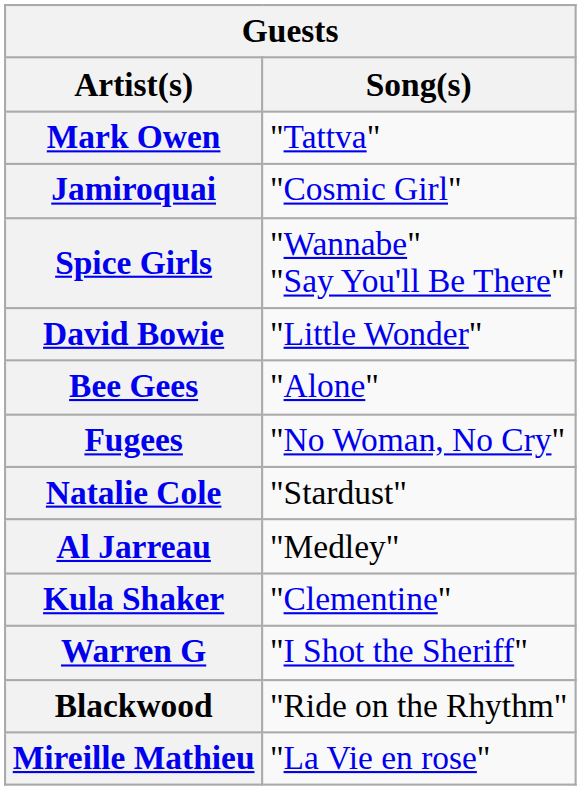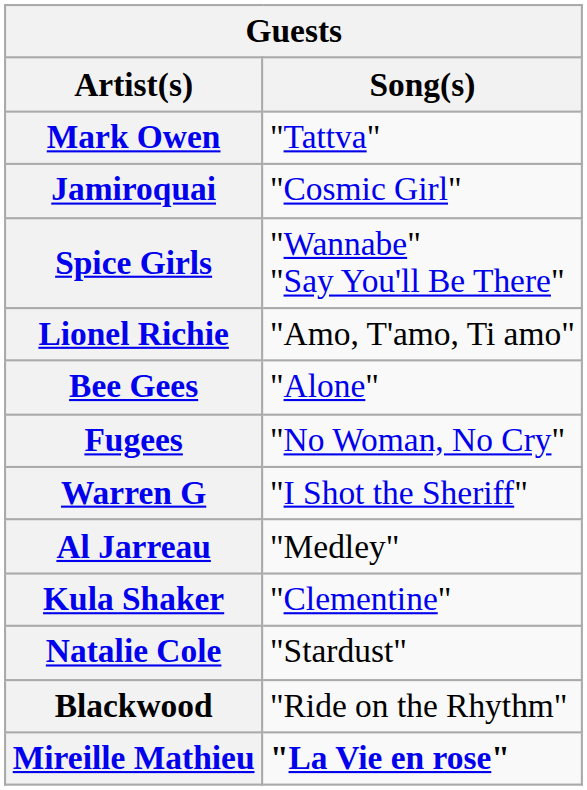+ row: (134, 333)
- row: (134, 333)
rows swapped: (134, 652) <-> (134, 492)
(380, 758) normal -> (390, 758) bold
